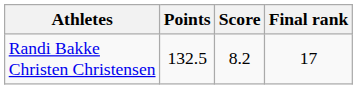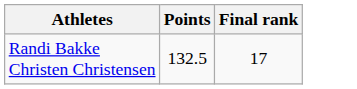- column: (240, 19)
